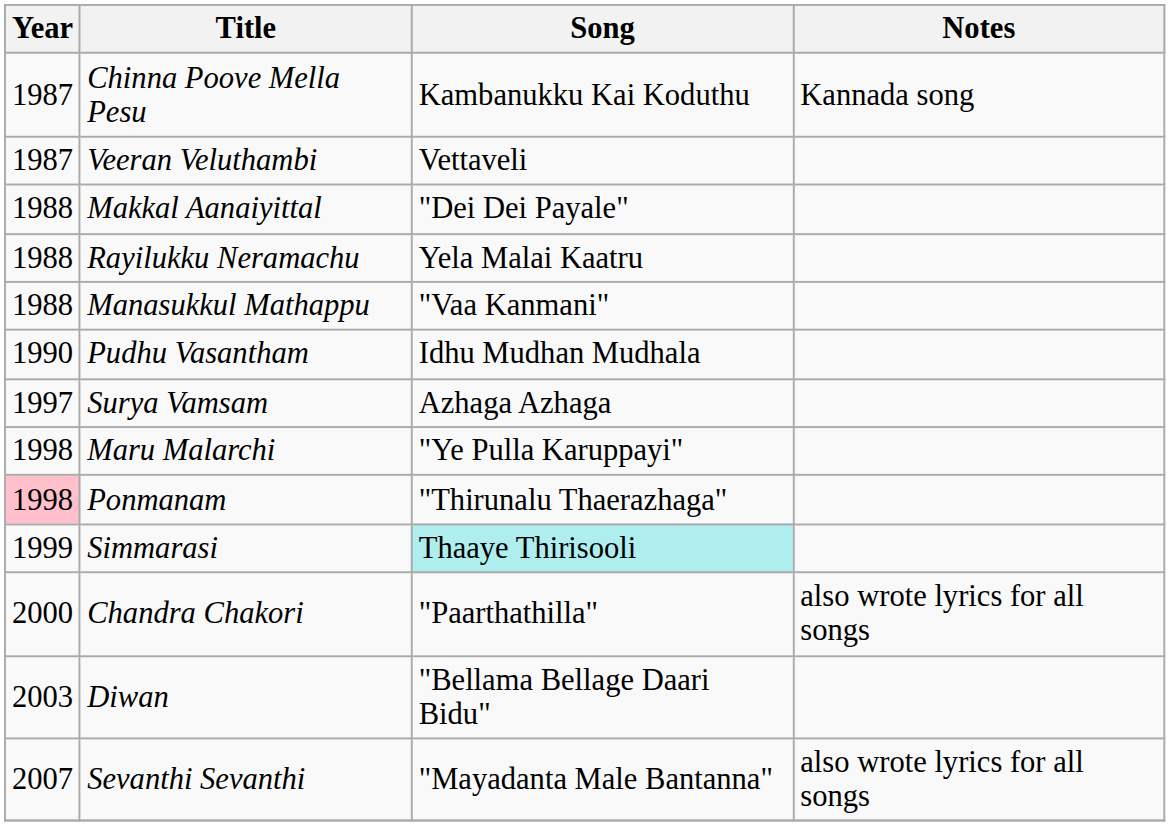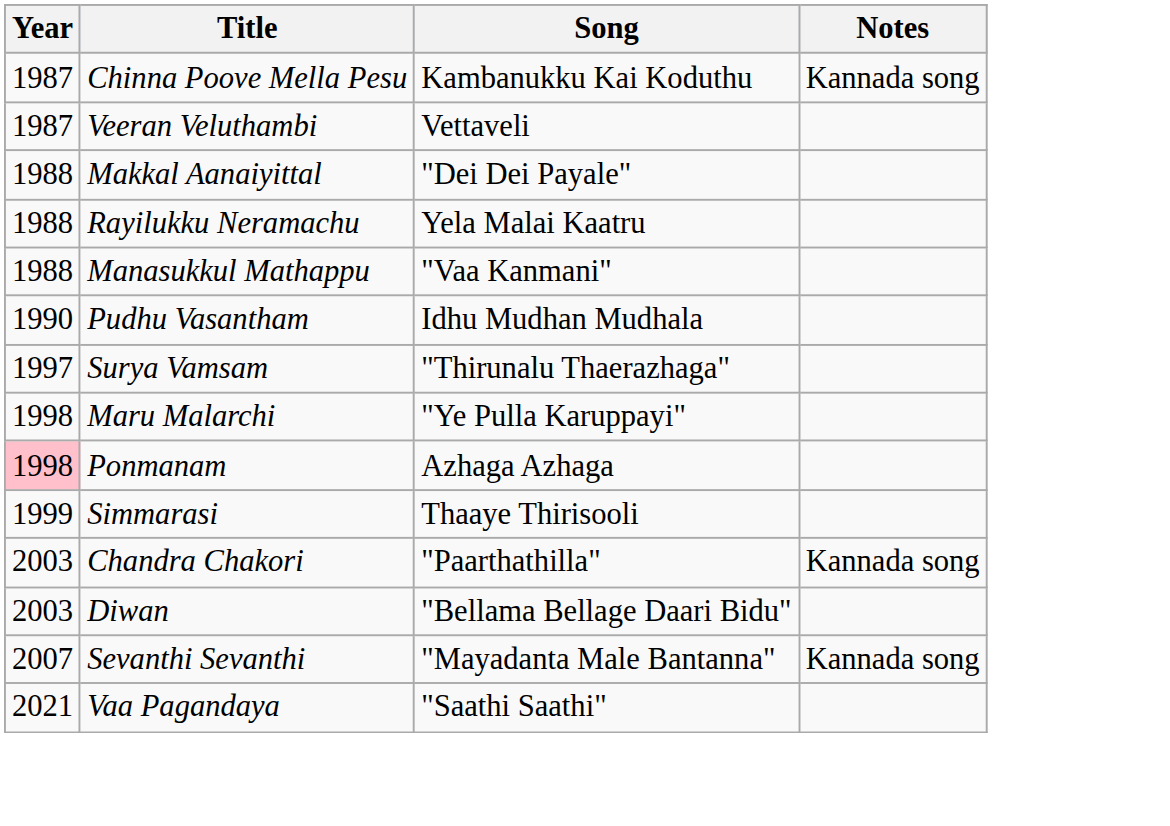(515, 402) Azhaga Azhaga -> (576, 367) "Thirunalu Thaerazhaga"
(573, 499) "Thirunalu Thaerazhaga" -> (518, 464) Azhaga Azhaga
(527, 547) paleturquoise background -> (530, 513) no background
(43, 613) 2000 -> (43, 561) 2003
(942, 613) also wrote lyrics for all songs -> (893, 561) Kannada song
(942, 779) also wrote lyrics for all songs -> (893, 658) Kannada song
+ row: (184, 707)
